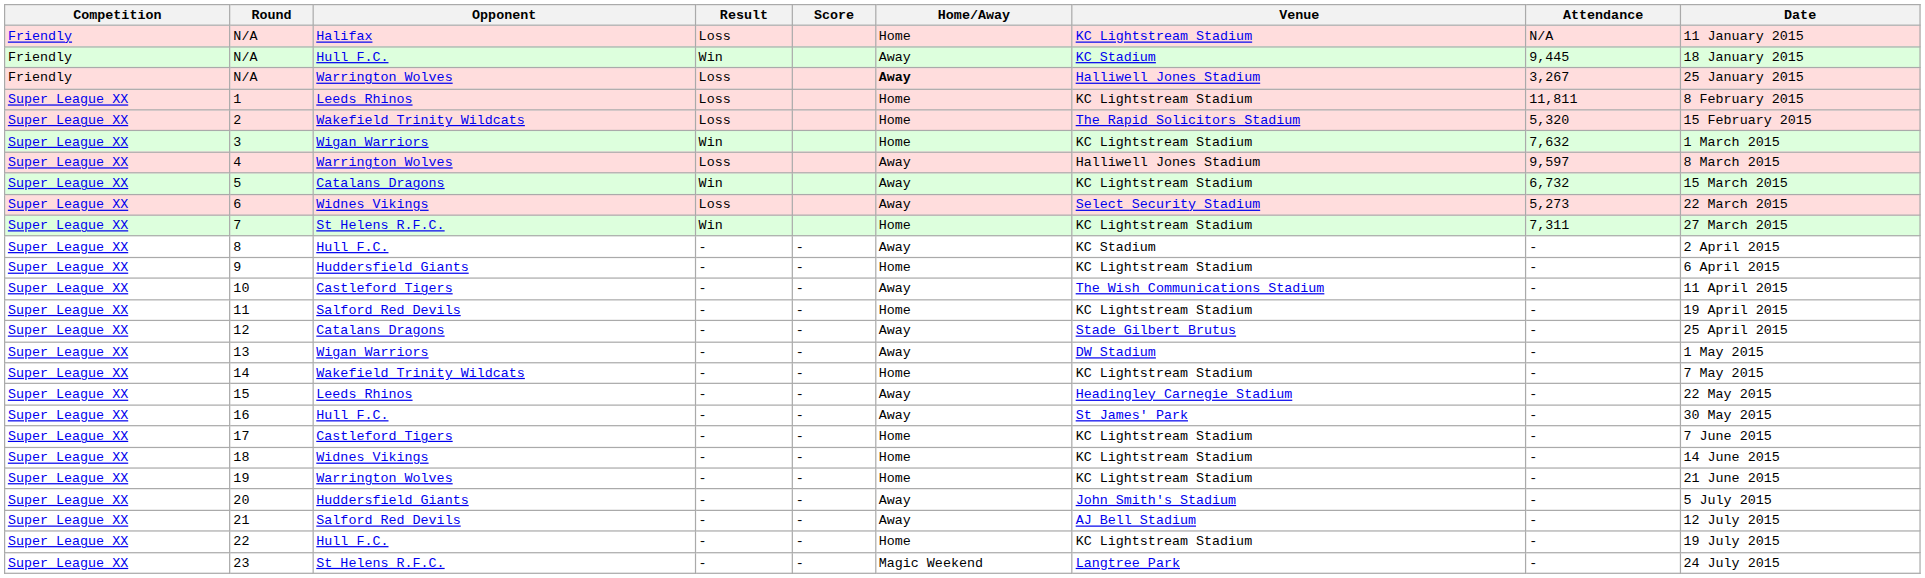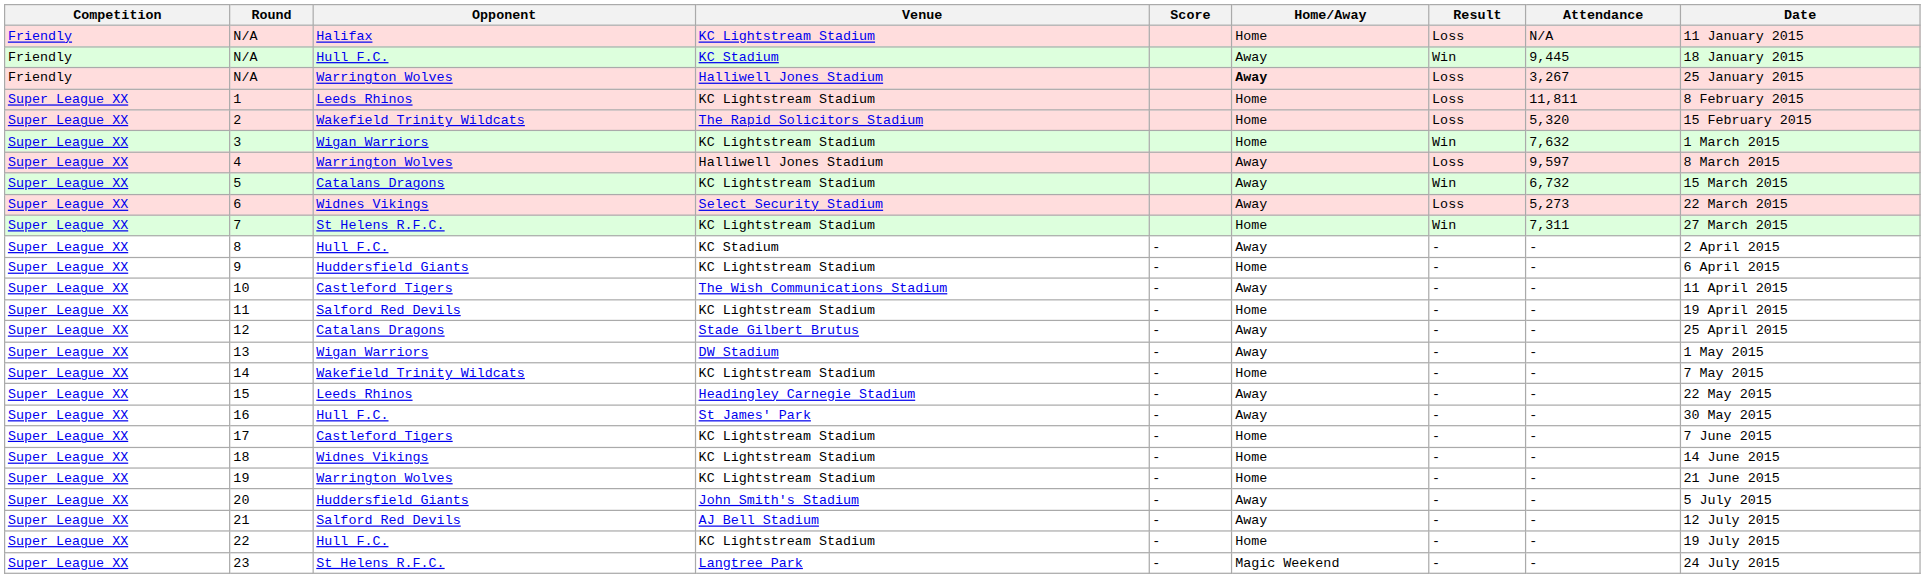columns swapped: (744, 15) <-> (1299, 15)
